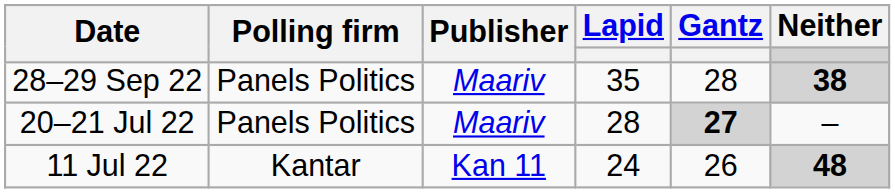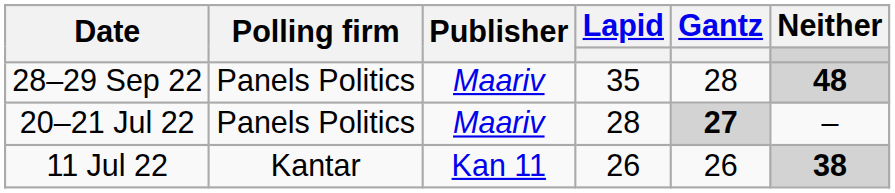(830, 82) 38 -> (830, 82) 48
(623, 165) 24 -> (623, 165) 26
(830, 165) 48 -> (830, 165) 38
